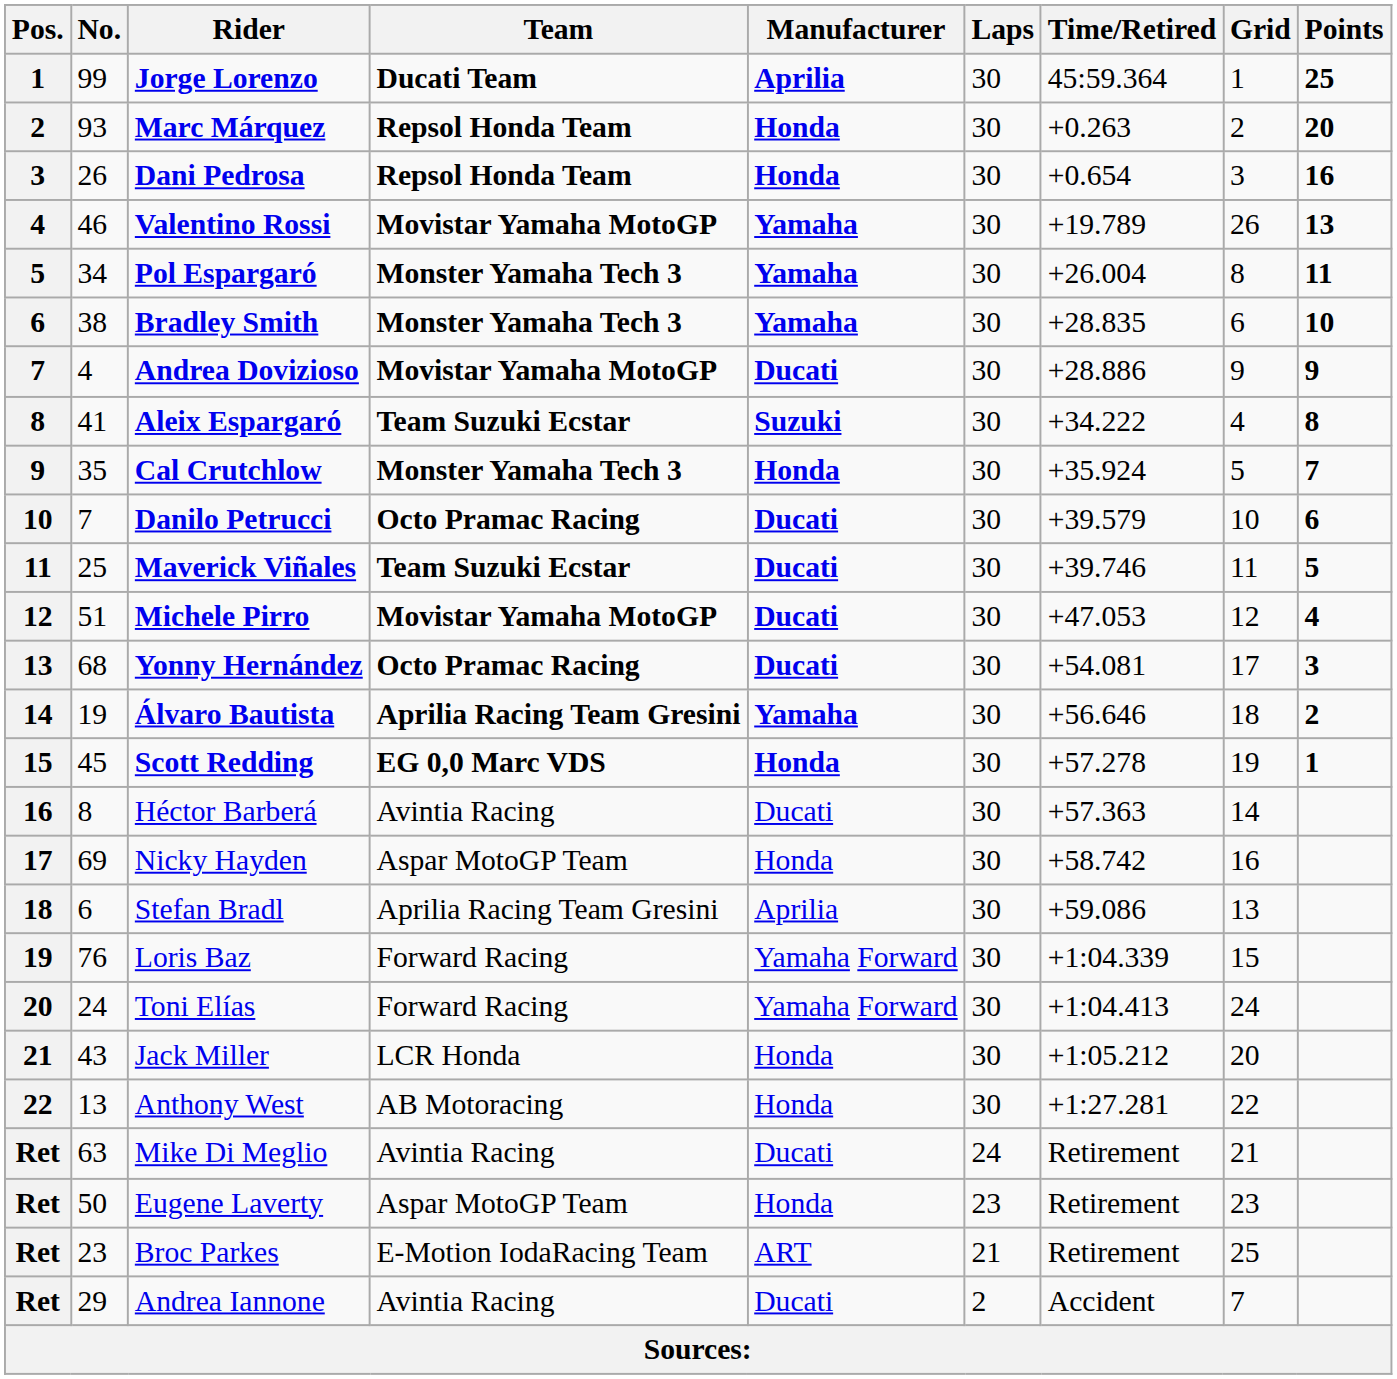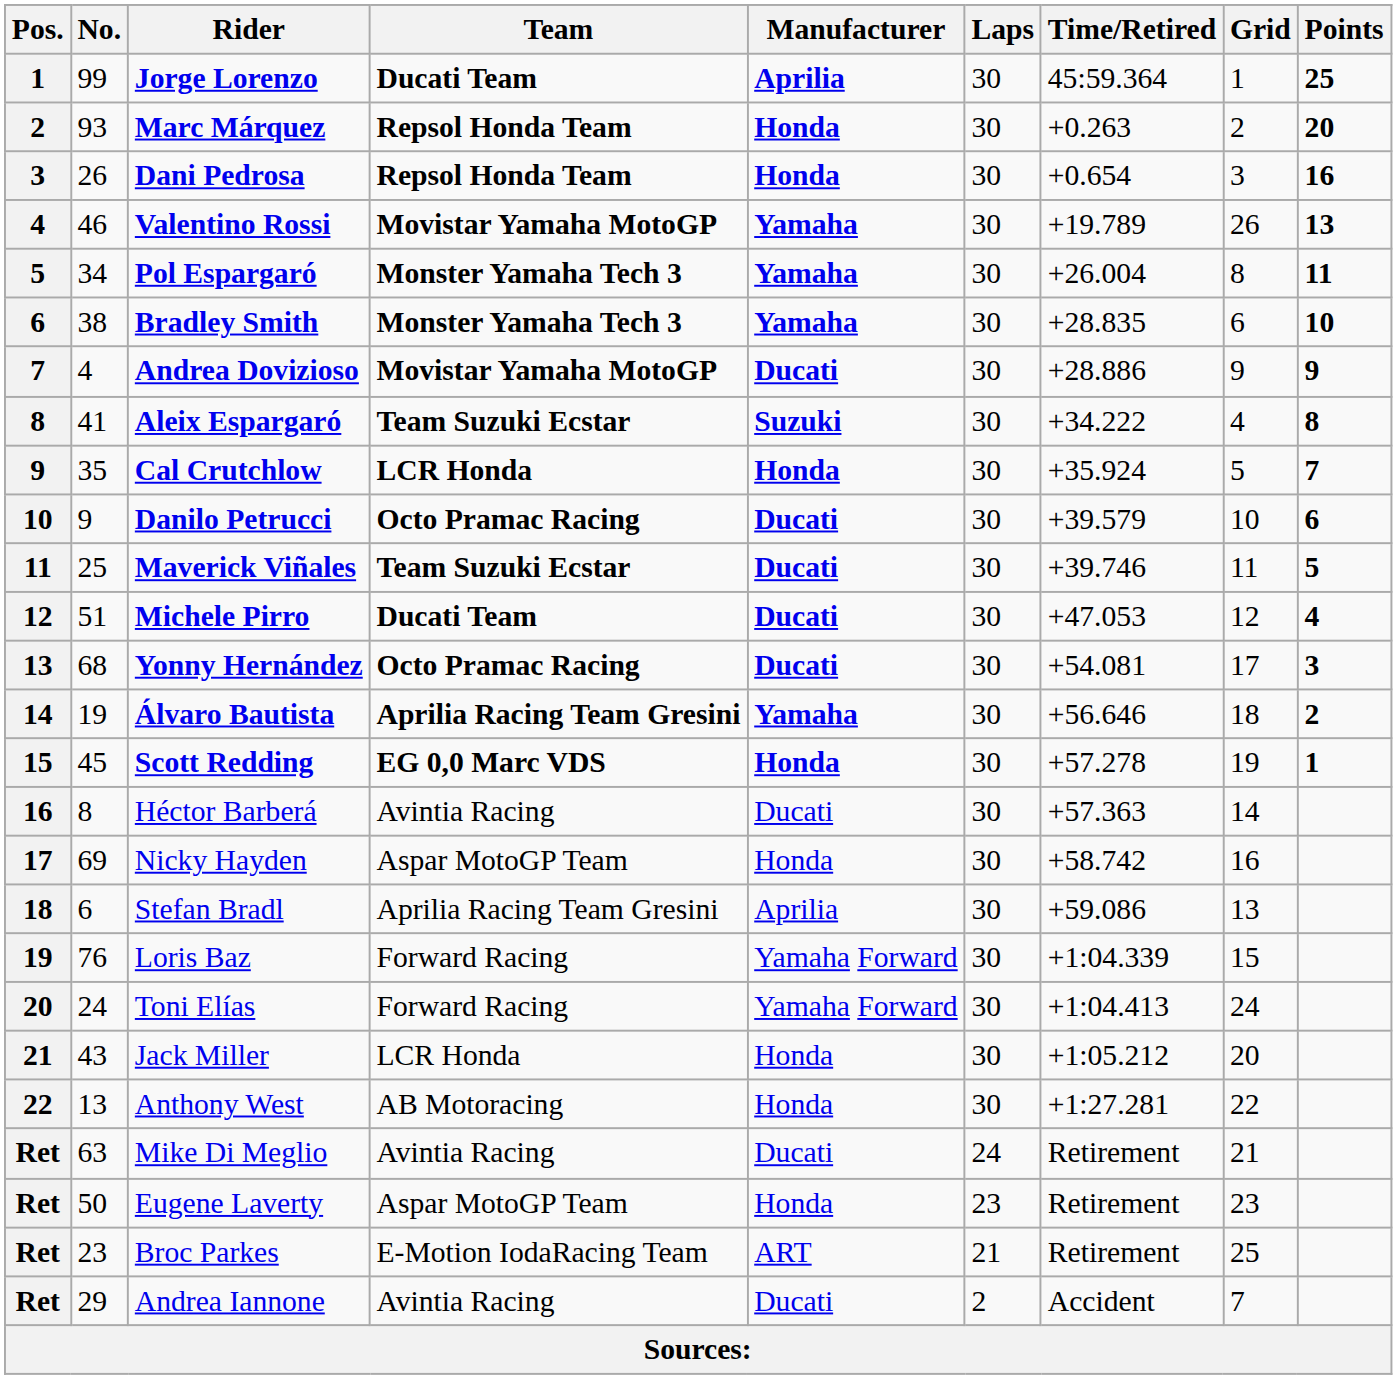(529, 468) Monster Yamaha Tech 3 -> (454, 468) LCR Honda
(85, 517) 7 -> (85, 517) 9
(547, 615) Movistar Yamaha MotoGP -> (457, 615) Ducati Team
